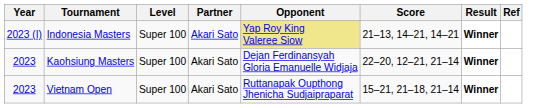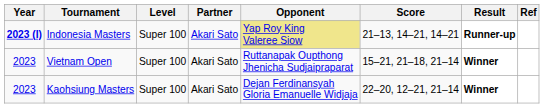(24, 35) normal -> (24, 35) bold
(481, 35) Winner -> (490, 35) Runner-up
rows swapped: (79, 90) <-> (90, 62)
